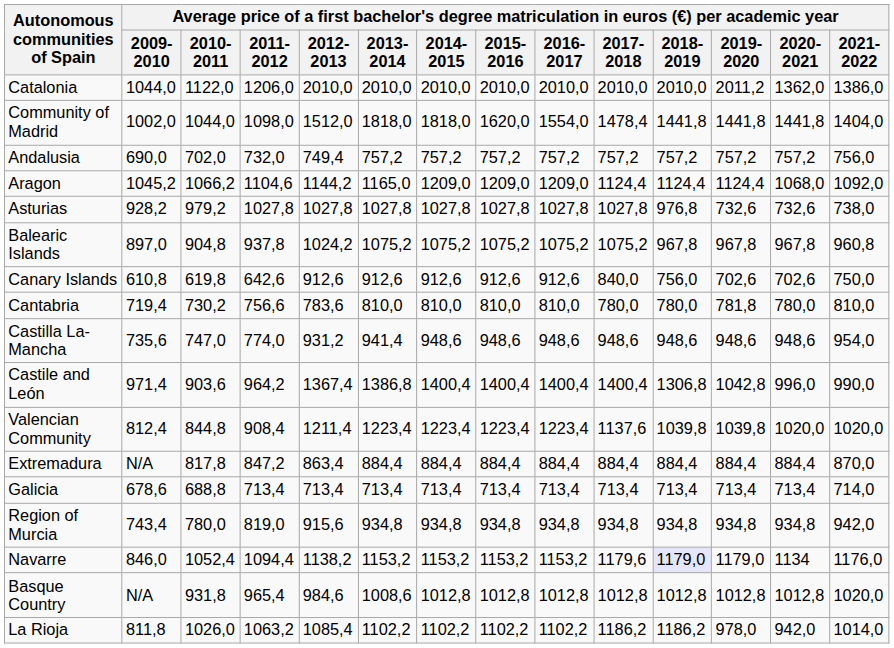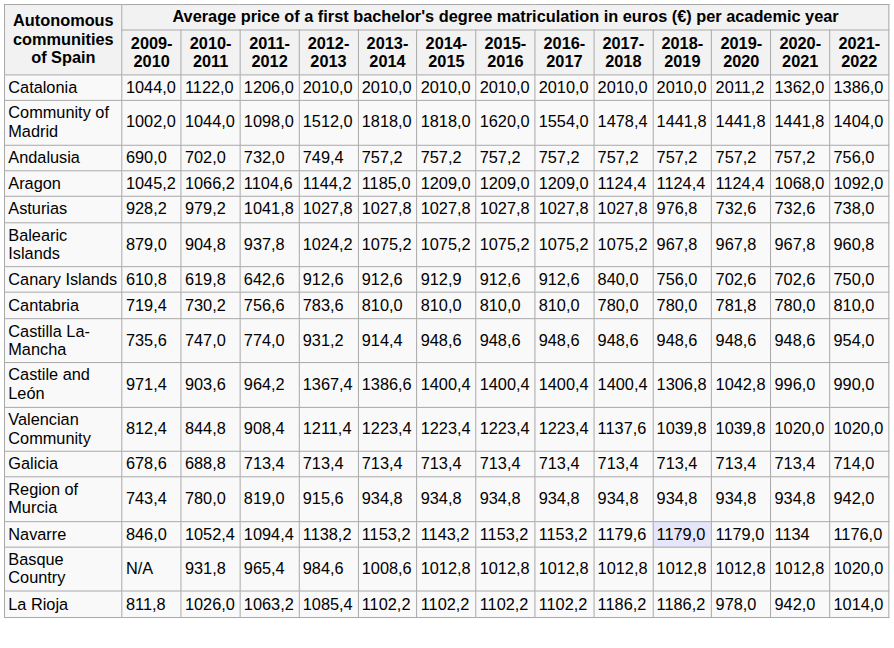(386, 183) 1165,0 -> (386, 183) 1185,0
(269, 209) 1027,8 -> (269, 209) 1041,8
(146, 244) 897,0 -> (146, 244) 879,0
(441, 279) 912,6 -> (441, 279) 912,9
(382, 340) 941,4 -> (382, 340) 914,4
(387, 384) 1386,8 -> (387, 384) 1386,6
- row: (55, 464)
(445, 560) 1153,2 -> (445, 534) 1143,2
